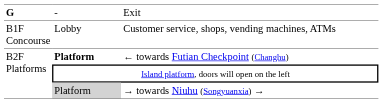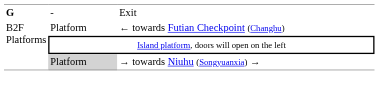- row: (230, 28)
(74, 56) bold -> (68, 28) normal
